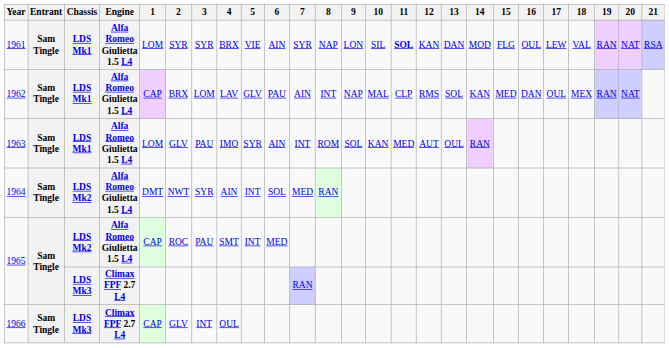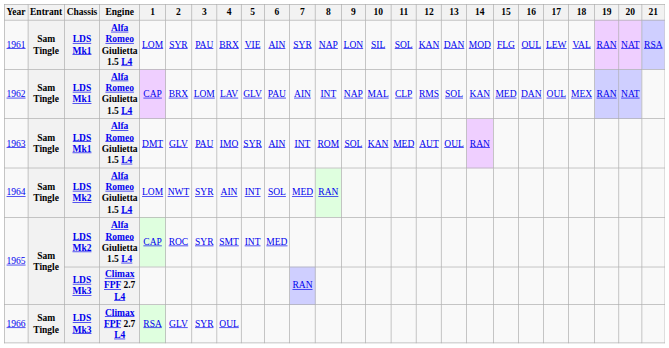(204, 45) SYR -> (204, 45) PAU
(404, 45) bold -> (404, 45) normal
(153, 143) LOM -> (153, 143) DMT
(153, 193) DMT -> (153, 193) LOM
(204, 242) PAU -> (204, 242) SYR
(153, 324) CAP -> (153, 324) RSA
(204, 324) INT -> (204, 324) SYR
